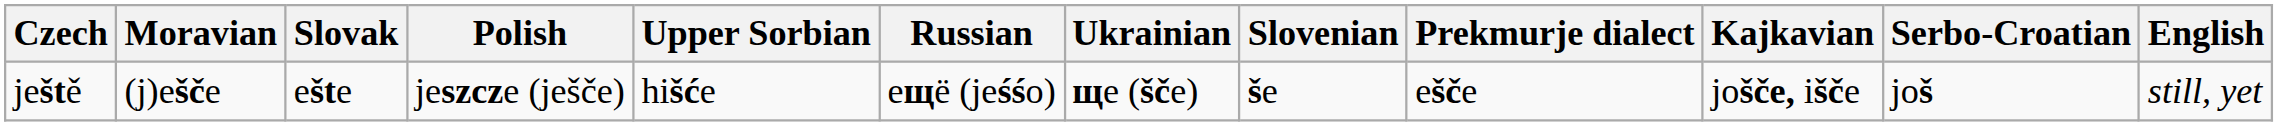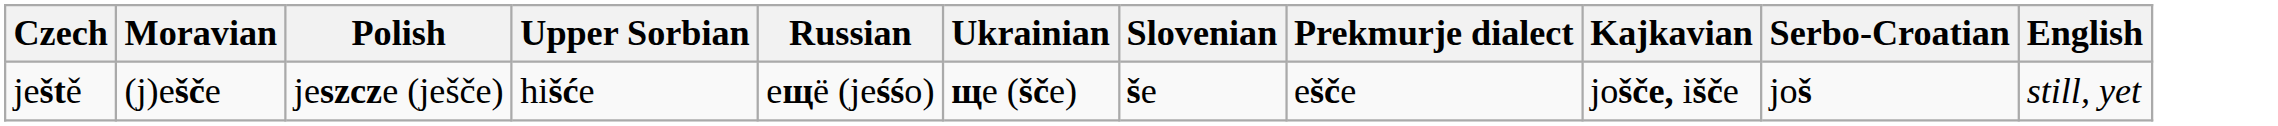- column: (346, 33)
